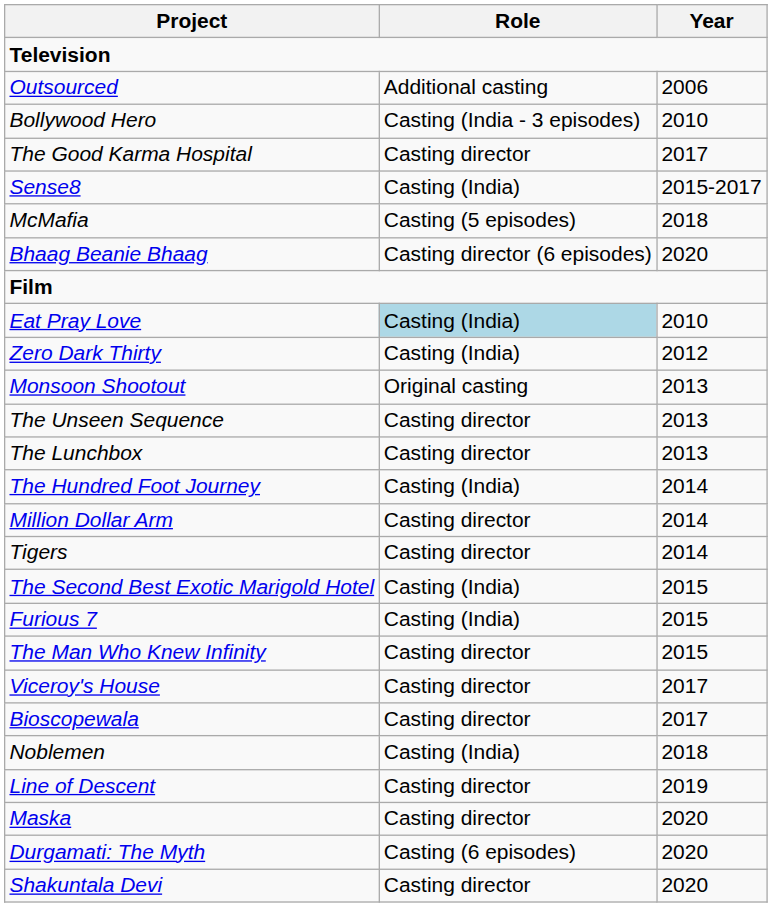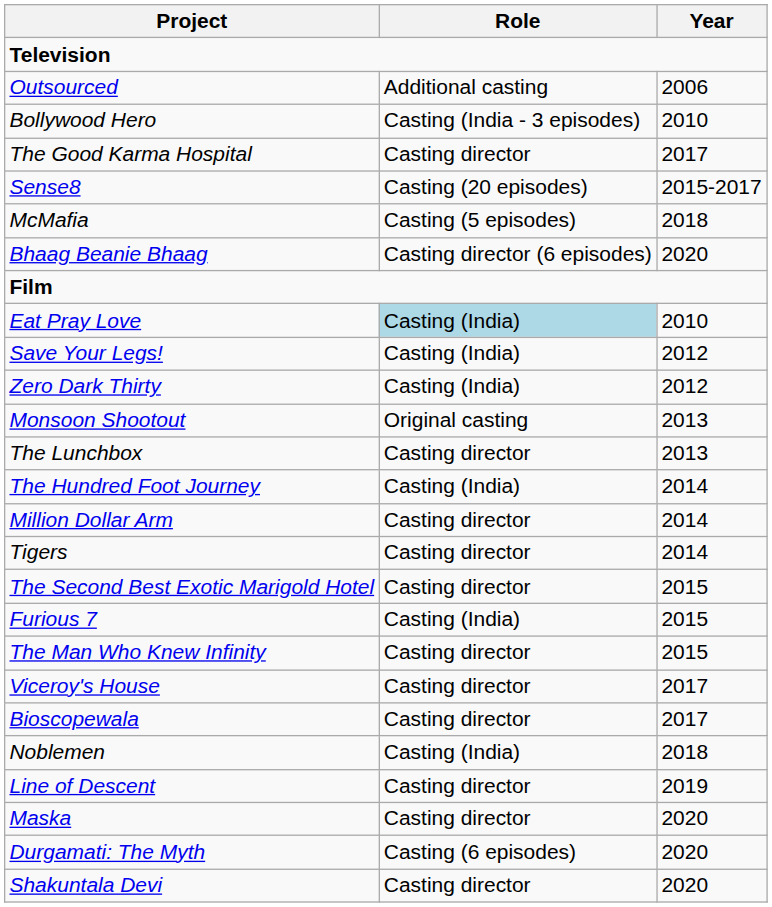(452, 187) Casting (India) -> (486, 187) Casting (20 episodes)
+ row: (86, 353)
- row: (117, 420)
(452, 586) Casting (India) -> (457, 586) Casting director
